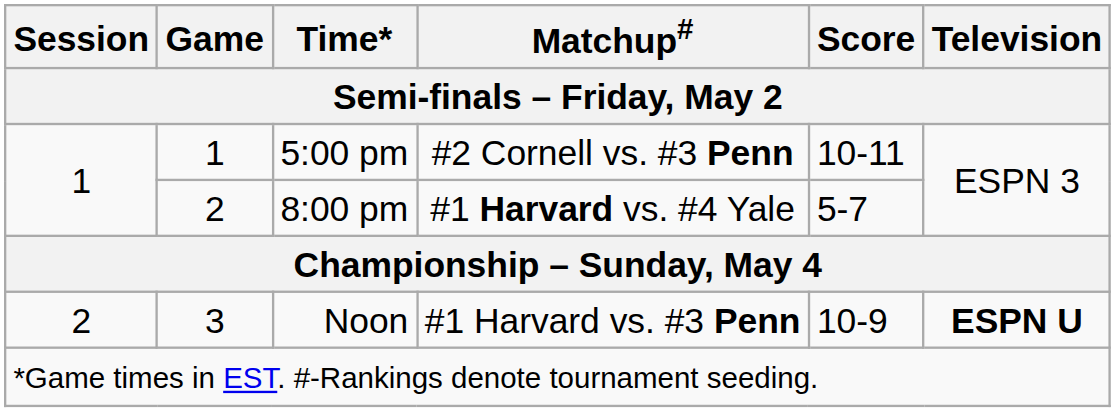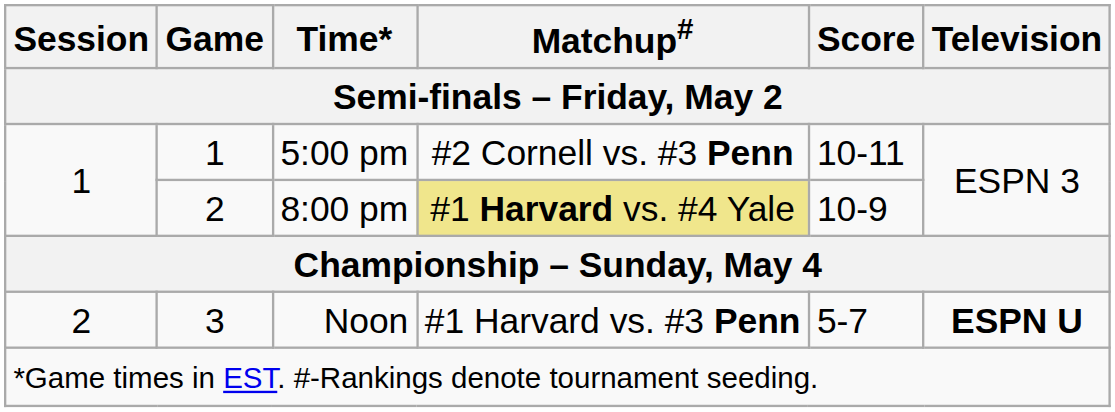(613, 209) no background -> (613, 209) khaki background
(842, 209) 5-7 -> (852, 209) 10-9
(852, 321) 10-9 -> (842, 321) 5-7
